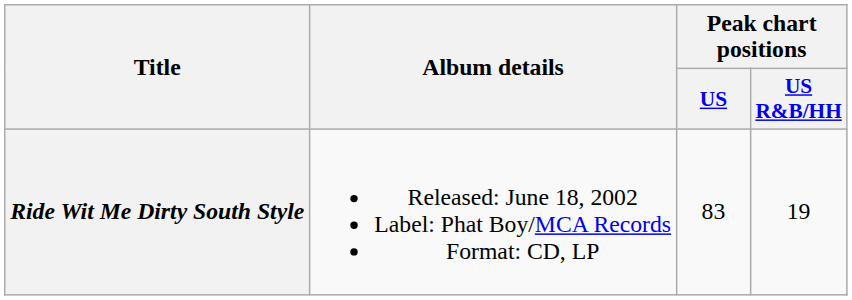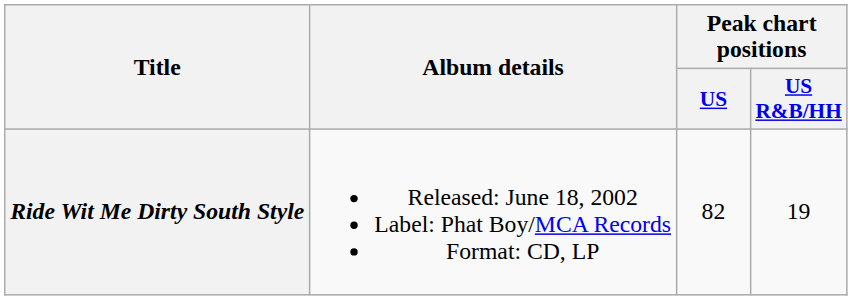(713, 211) 83 -> (713, 211) 82
